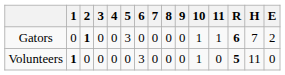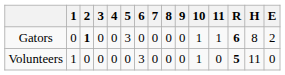(255, 37) 7 -> (255, 37) 8
(73, 59) bold -> (73, 59) normal
